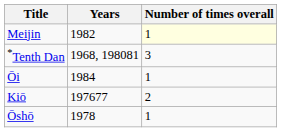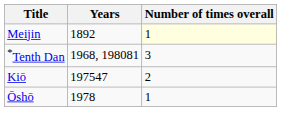(83, 34) 1982 -> (83, 34) 1892
- row: (14, 77)
(89, 96) 197677 -> (89, 77) 197547
